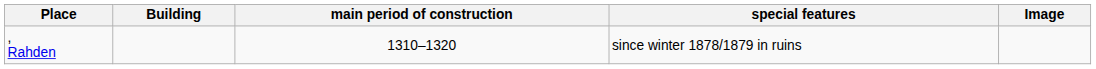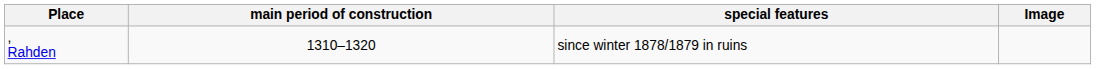- column: (174, 15)
